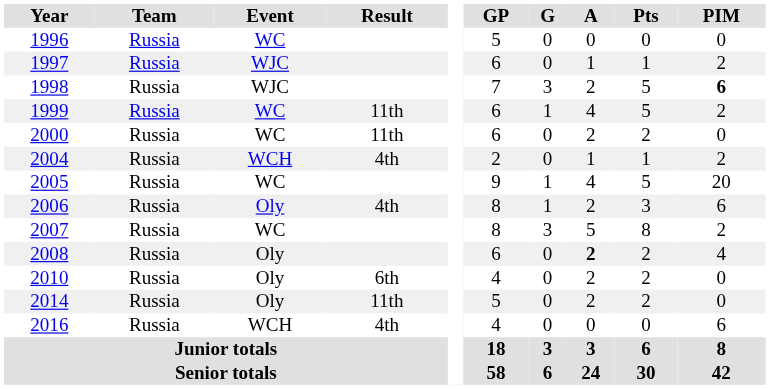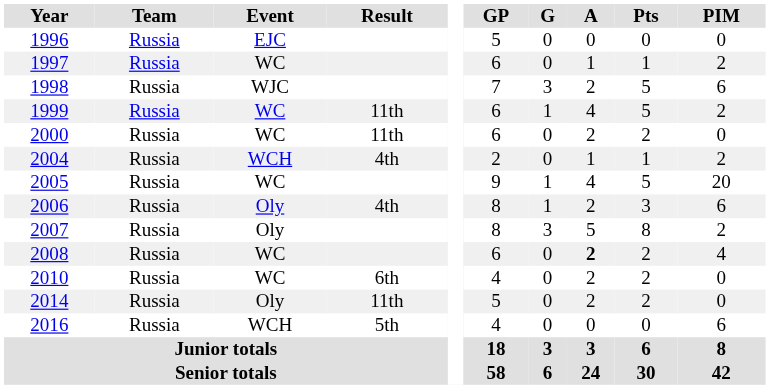(270, 39) WC -> (270, 39) EJC
(270, 63) WJC -> (270, 63) WC
(721, 87) bold -> (721, 87) normal
(270, 230) WC -> (270, 230) Oly
(270, 253) Oly -> (270, 253) WC
(270, 277) Oly -> (270, 277) WC
(387, 325) 4th -> (387, 325) 5th
